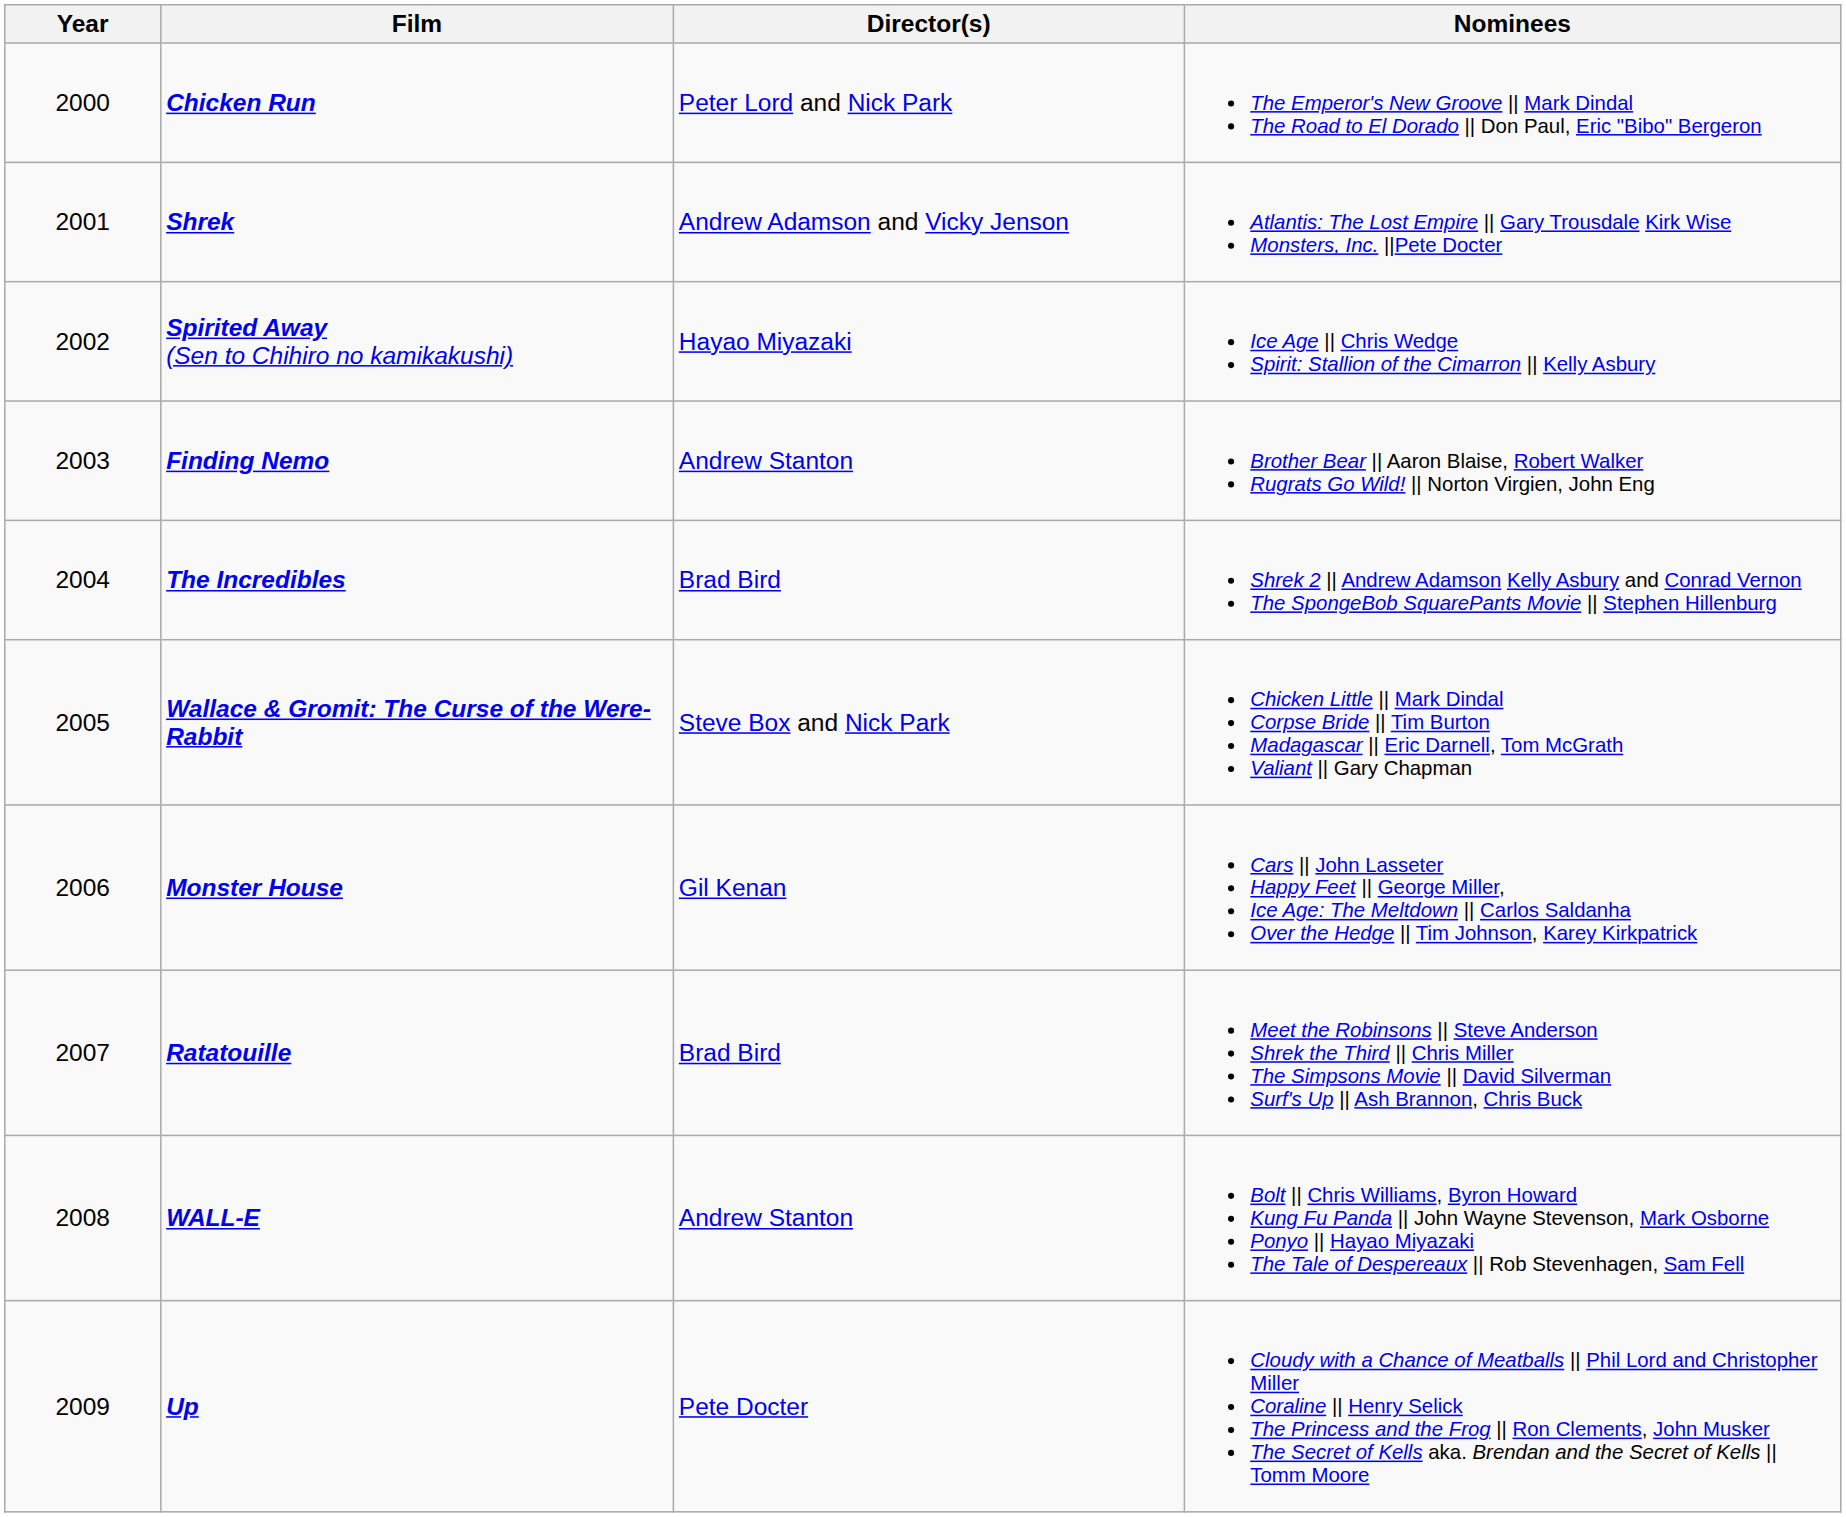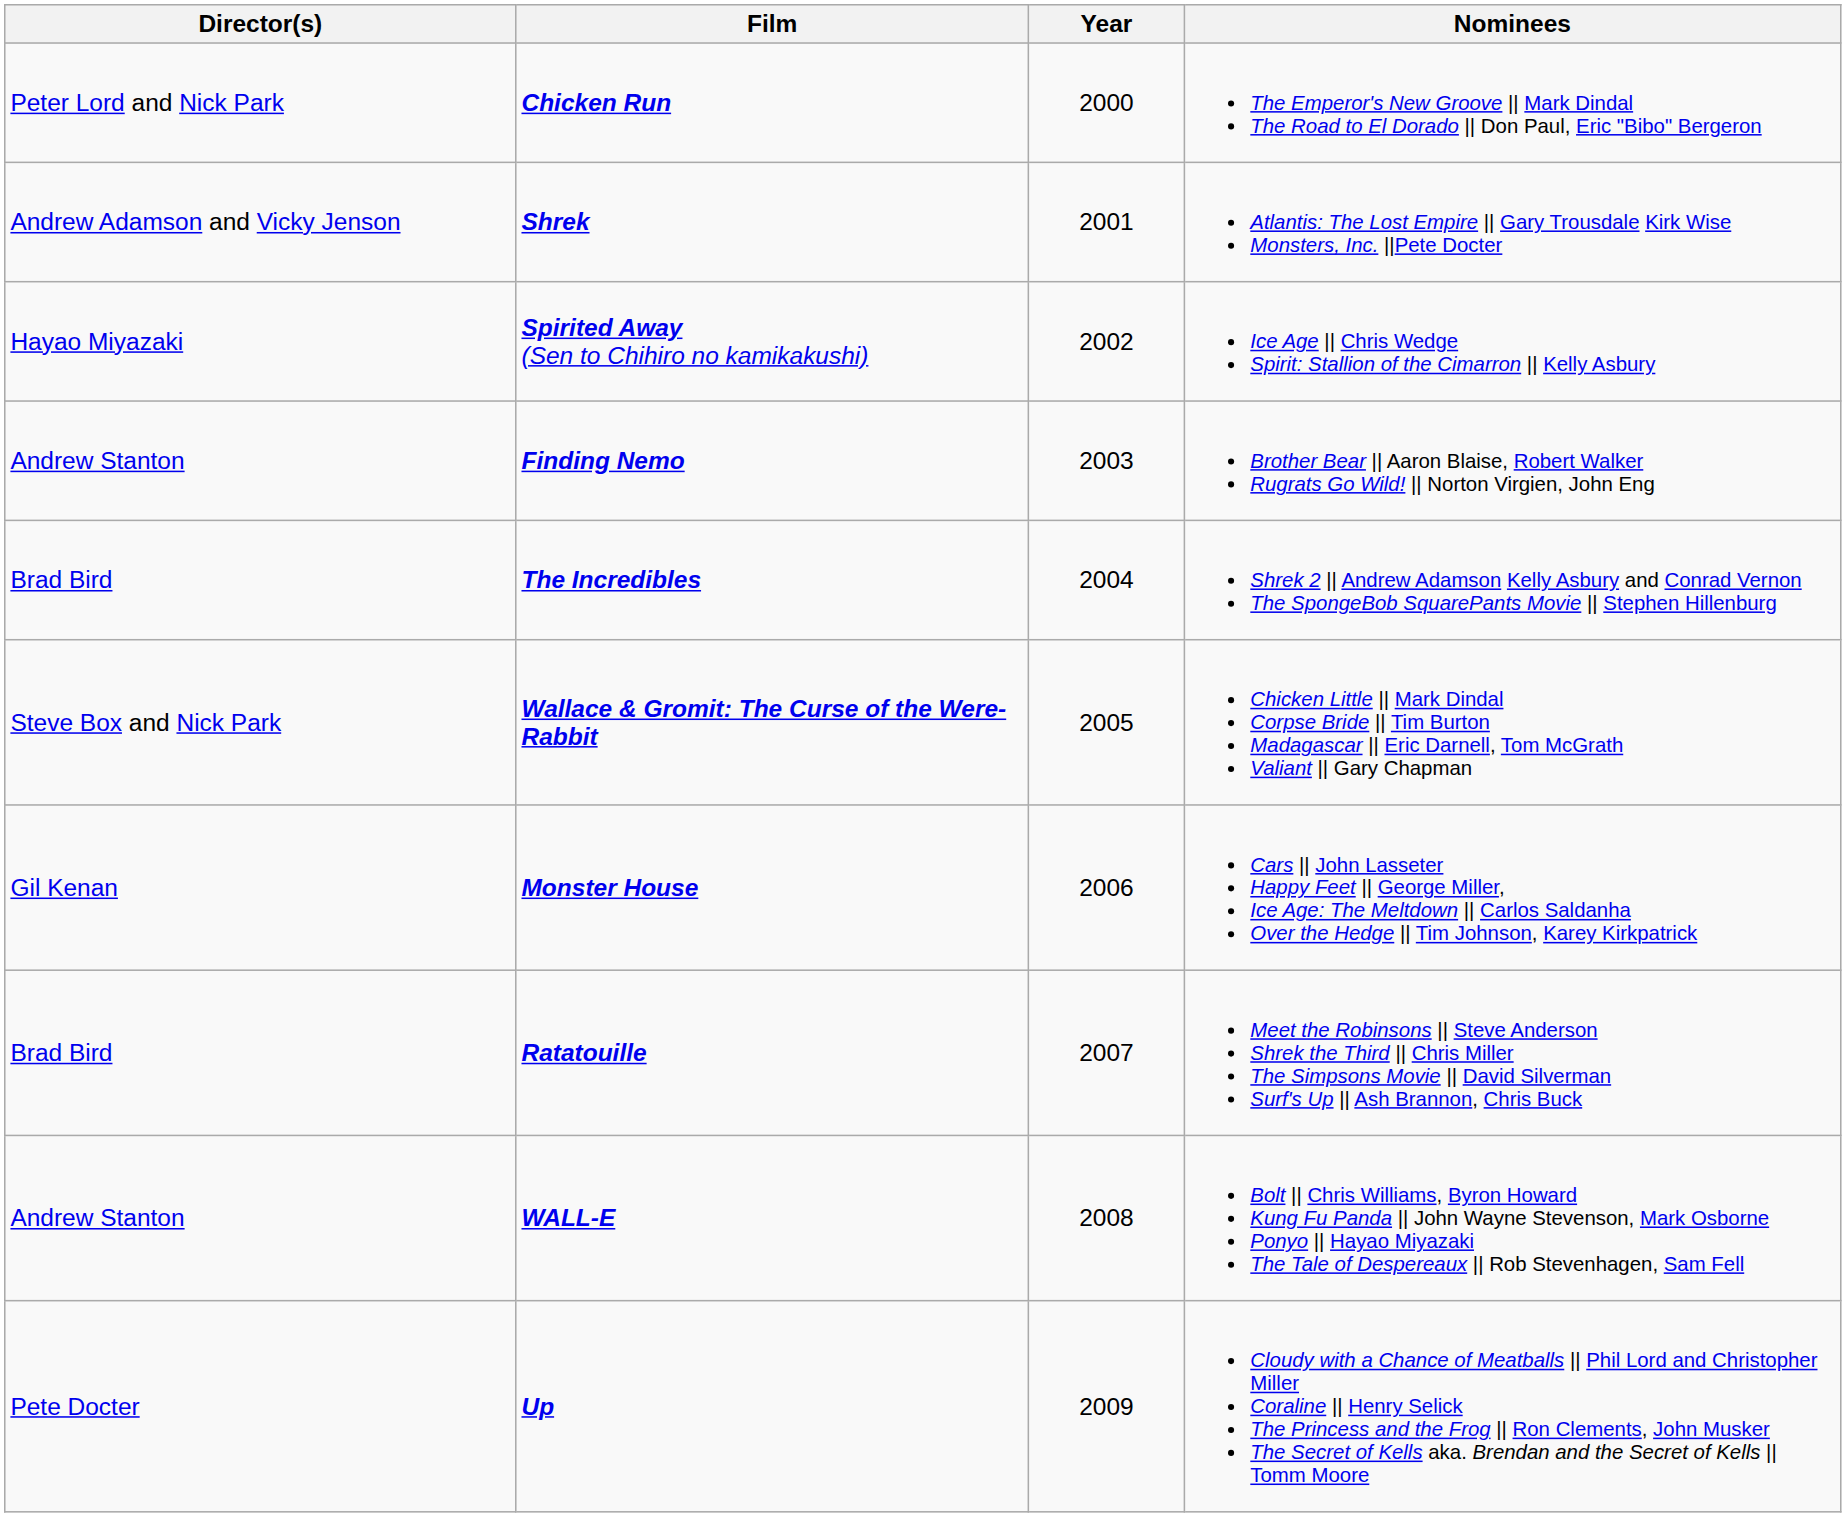columns swapped: (83, 23) <-> (929, 23)
